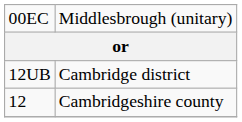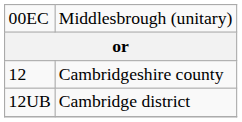rows swapped: (17, 102) <-> (30, 74)
